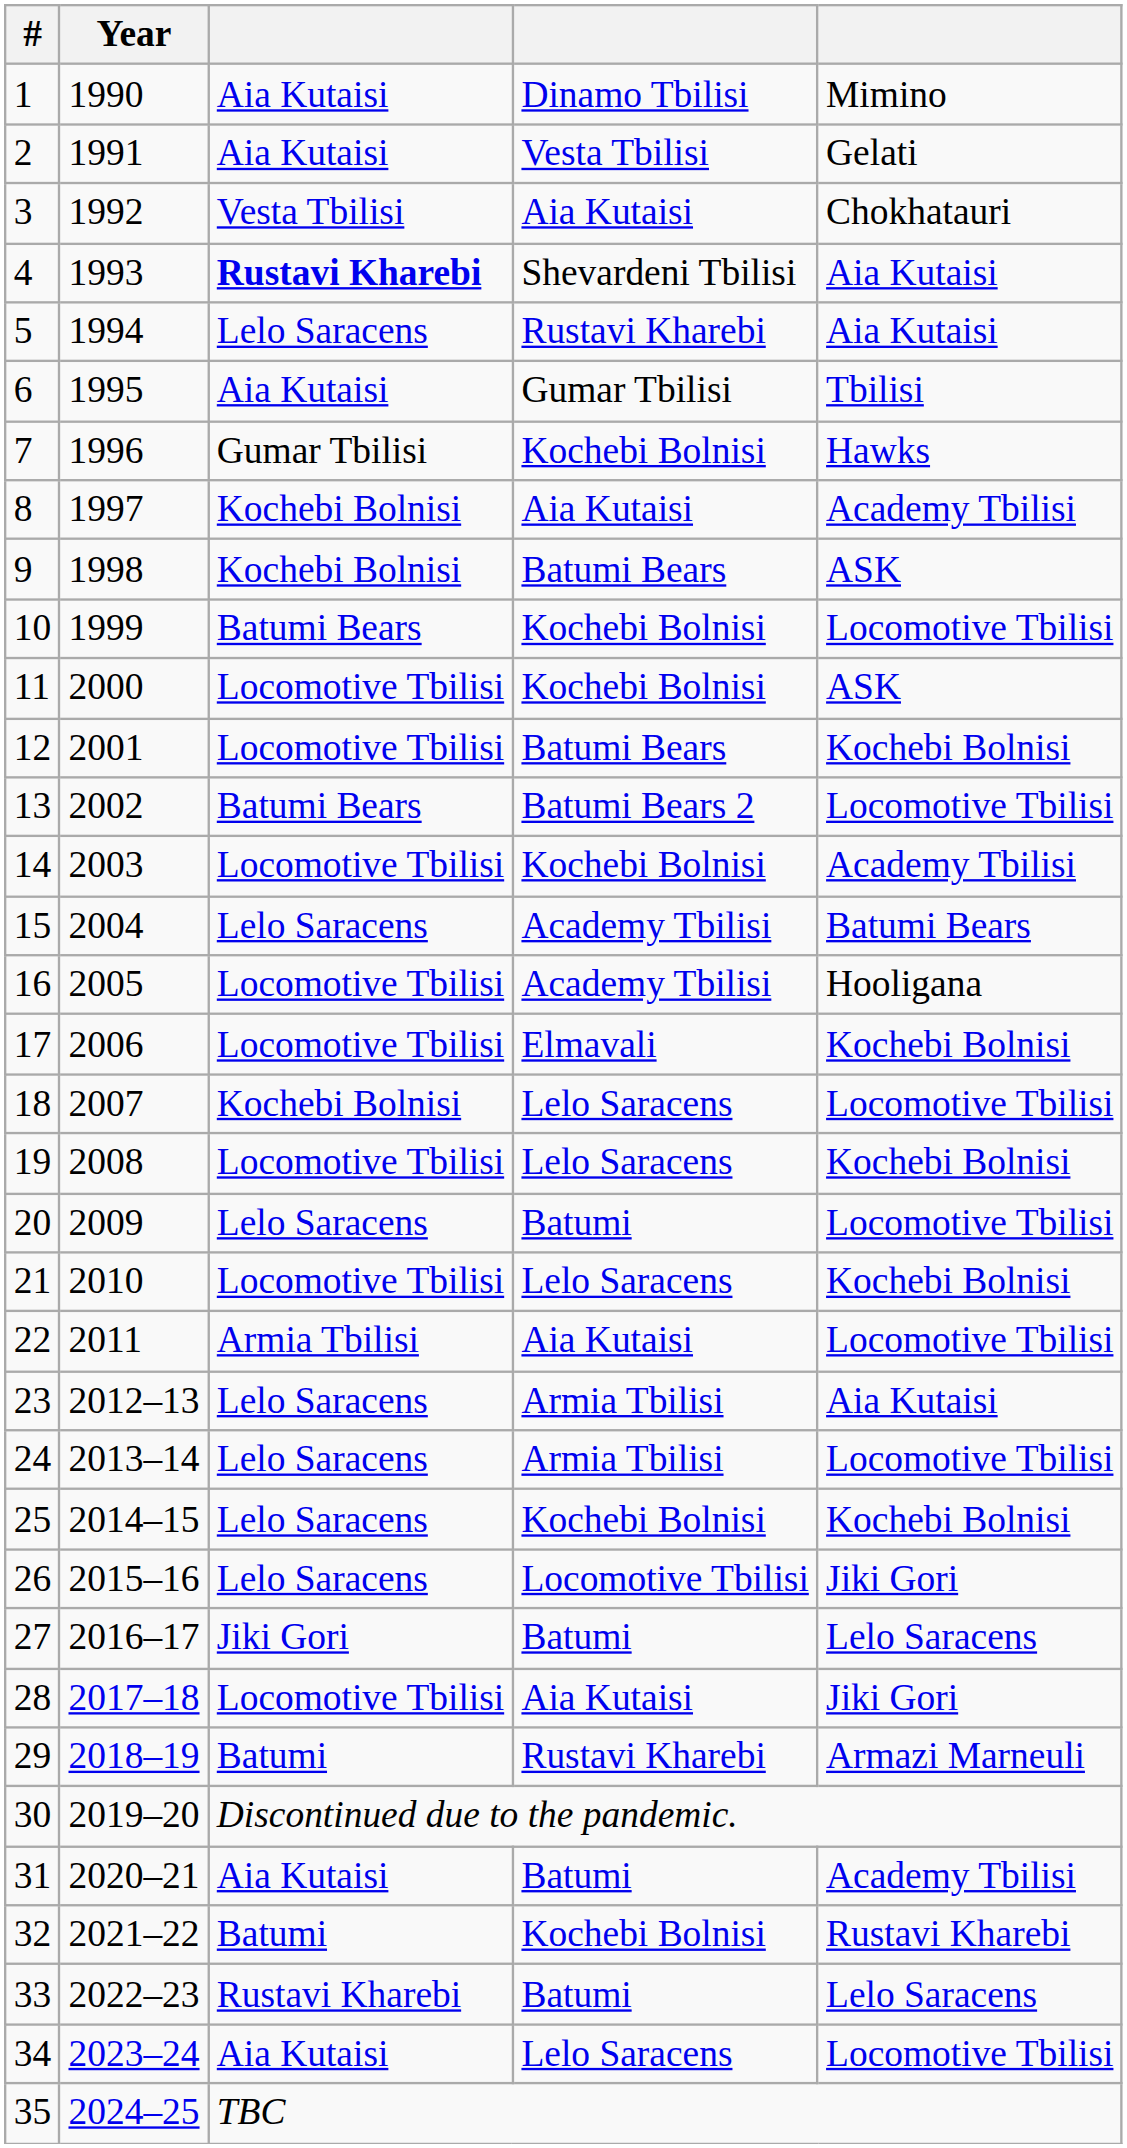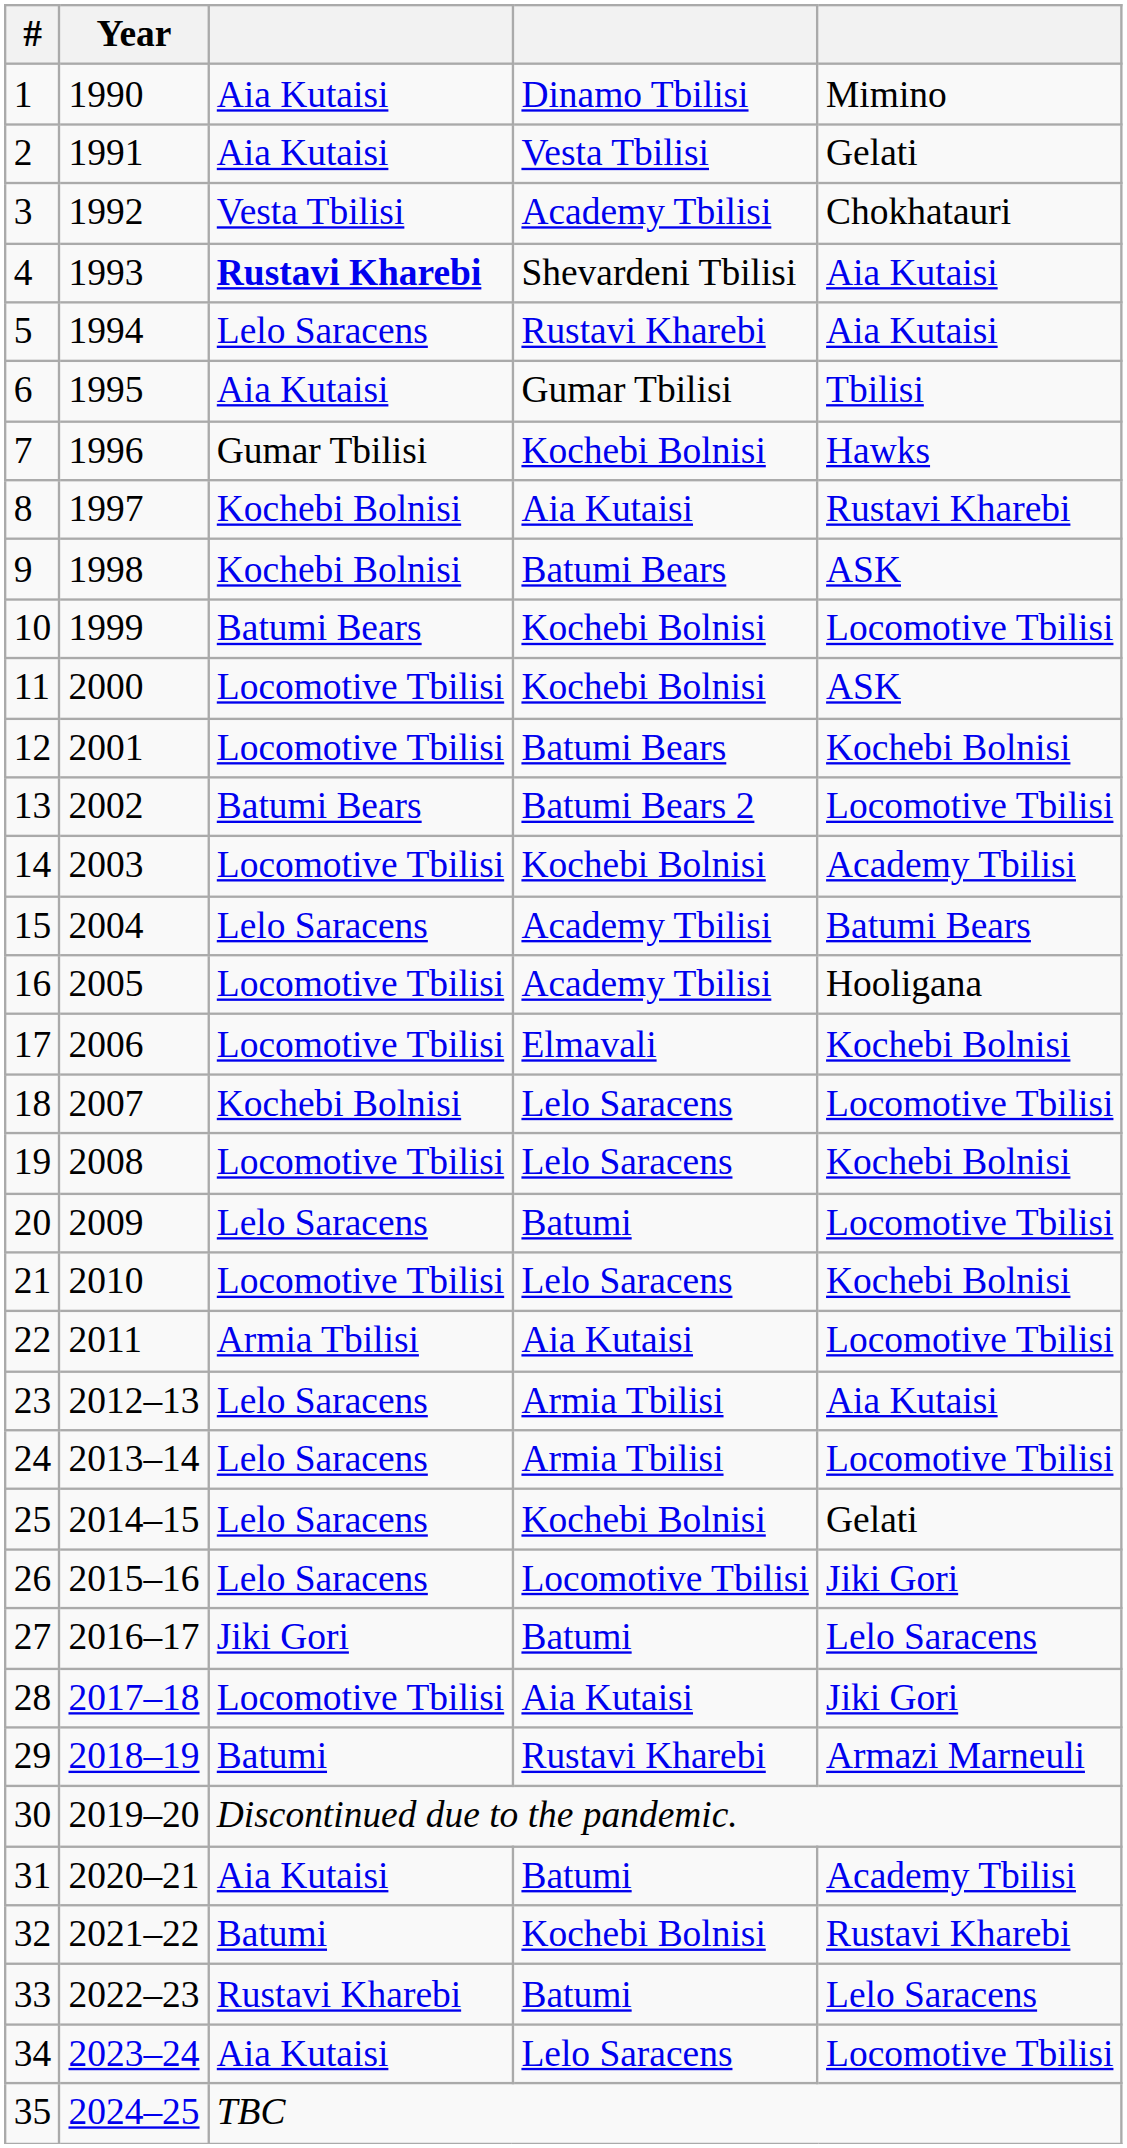(607, 212) Aia Kutaisi -> (646, 212) Academy Tbilisi
(951, 509) Academy Tbilisi -> (948, 509) Rustavi Kharebi
(948, 1518) Kochebi Bolnisi -> (872, 1518) Gelati
